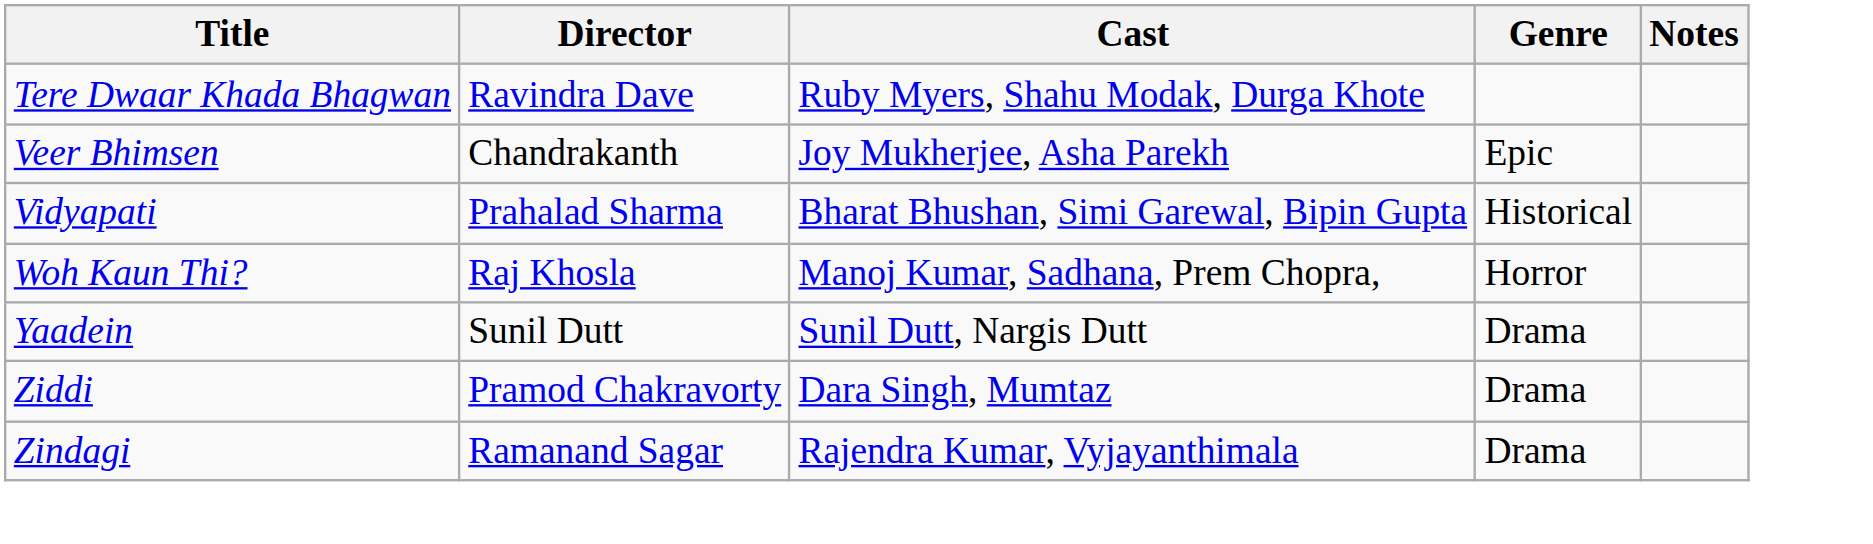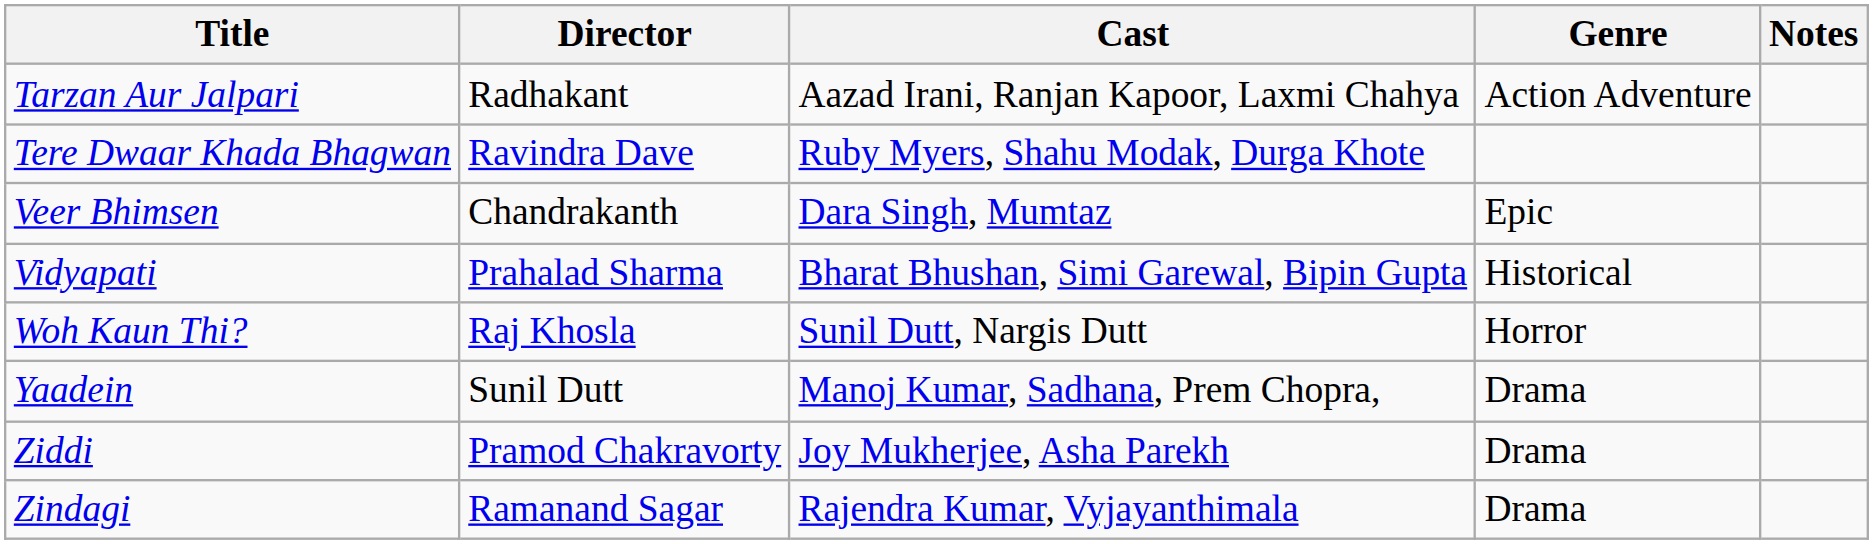+ row: (156, 93)
(1014, 152) Joy Mukherjee, Asha Parekh -> (955, 212) Dara Singh, Mumtaz
(1089, 271) Manoj Kumar, Sadhana, Prem Chopra, -> (973, 331) Sunil Dutt, Nargis Dutt
(973, 331) Sunil Dutt, Nargis Dutt -> (1089, 390) Manoj Kumar, Sadhana, Prem Chopra,
(955, 390) Dara Singh, Mumtaz -> (1014, 449) Joy Mukherjee, Asha Parekh
